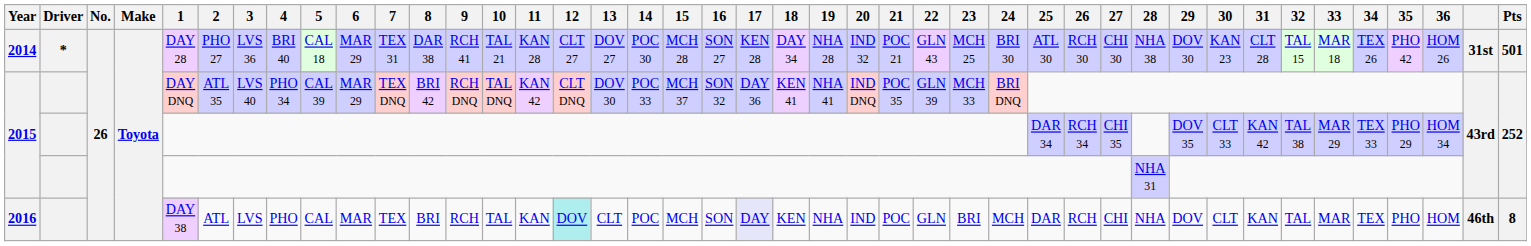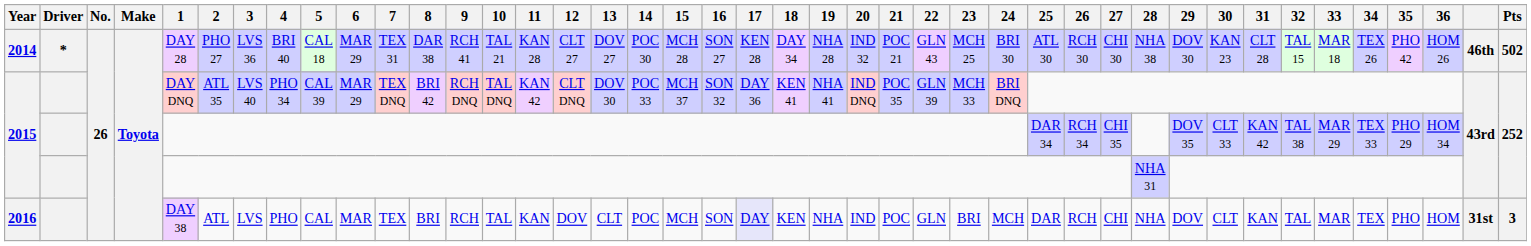(1481, 50) 31st -> (1481, 50) 46th
(1512, 50) 501 -> (1512, 50) 502
(572, 219) paleturquoise background -> (572, 219) no background
(1481, 219) 46th -> (1481, 219) 31st
(1512, 219) 8 -> (1512, 219) 3
